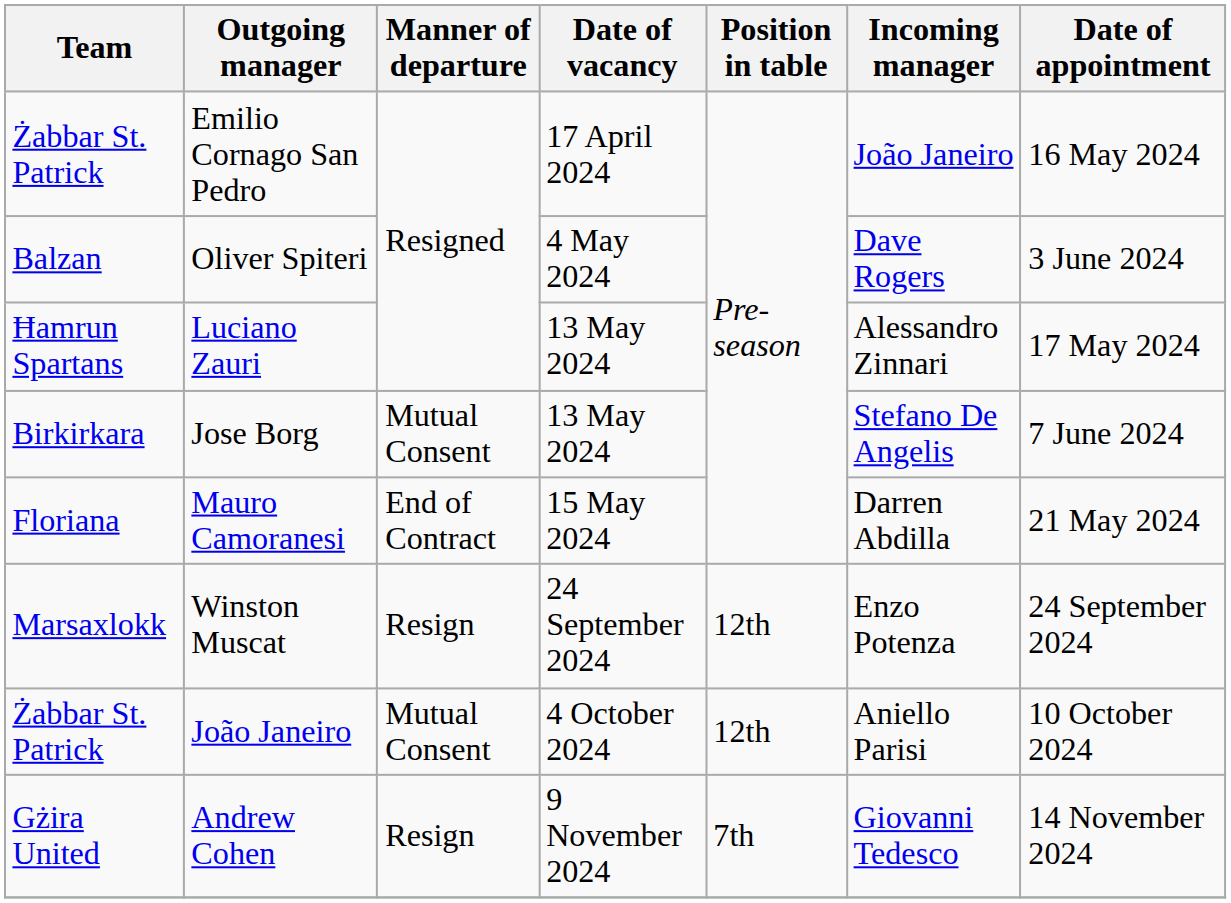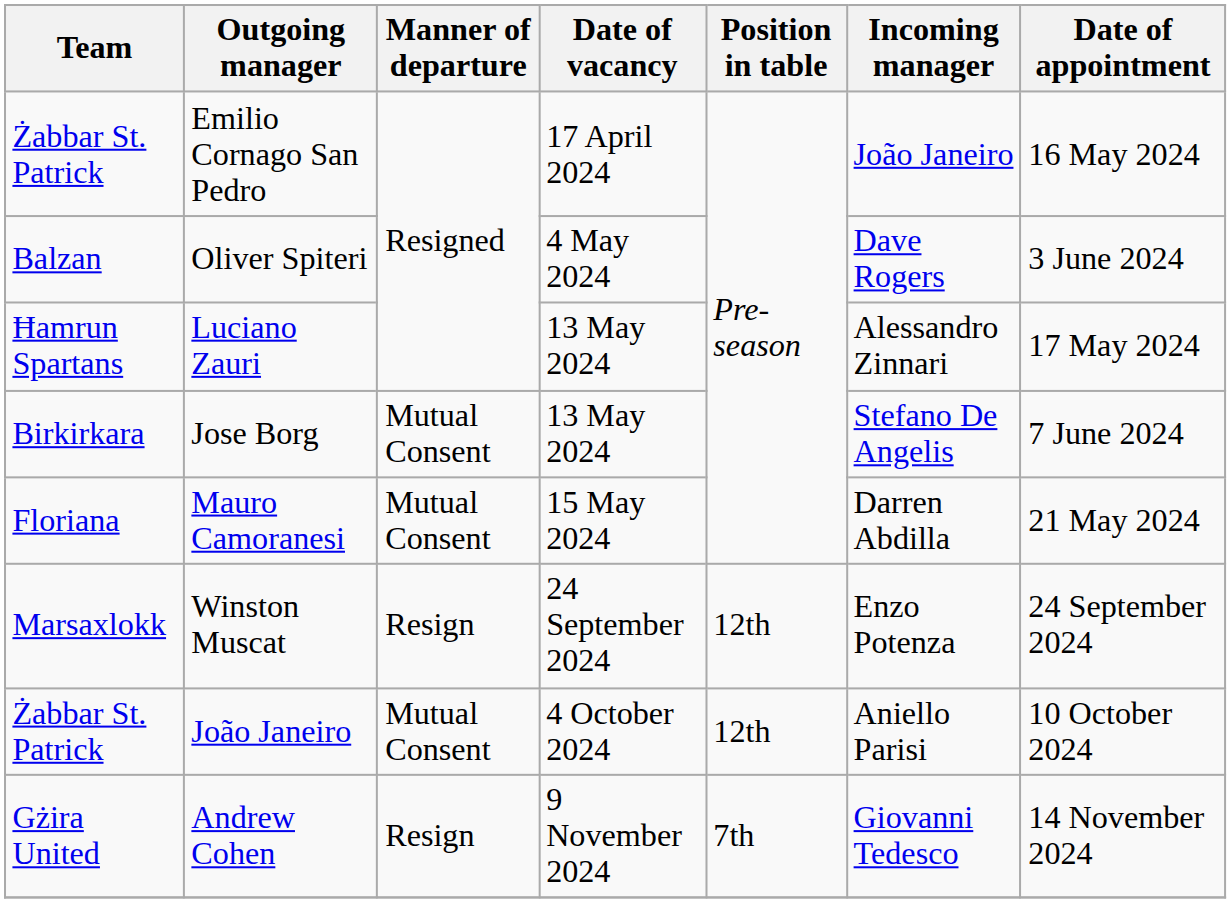(441, 520) End of Contract -> (438, 520) Mutual Consent
